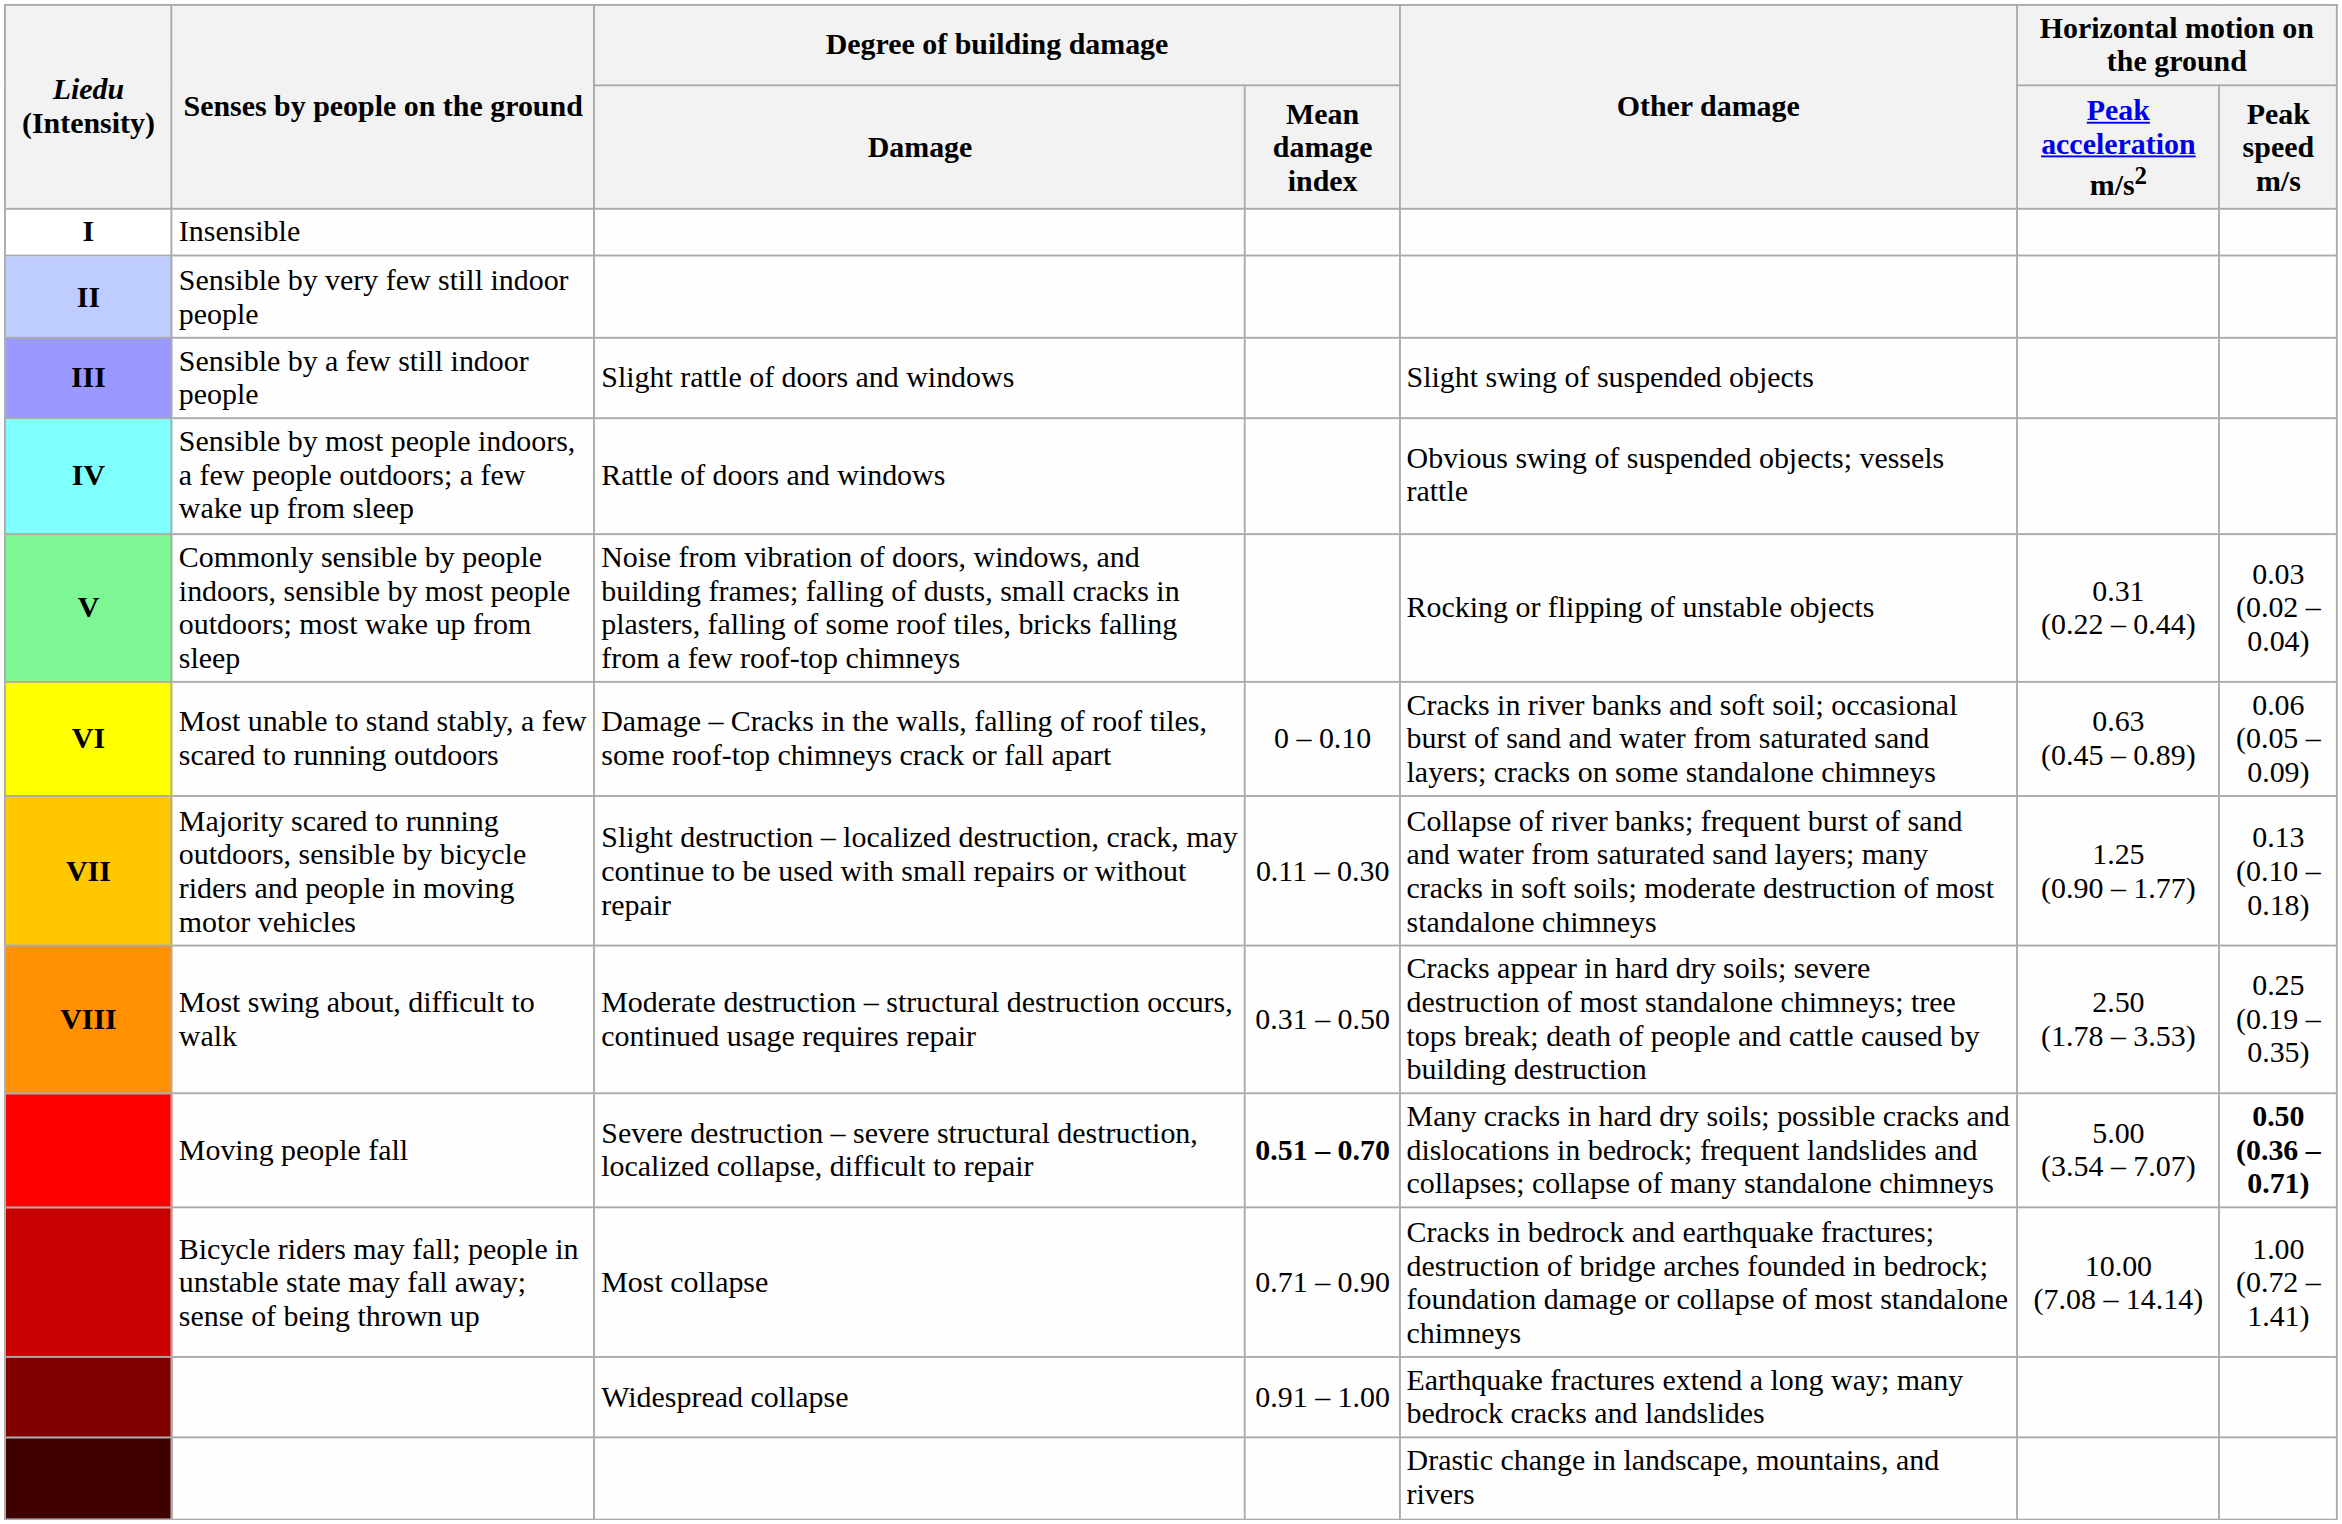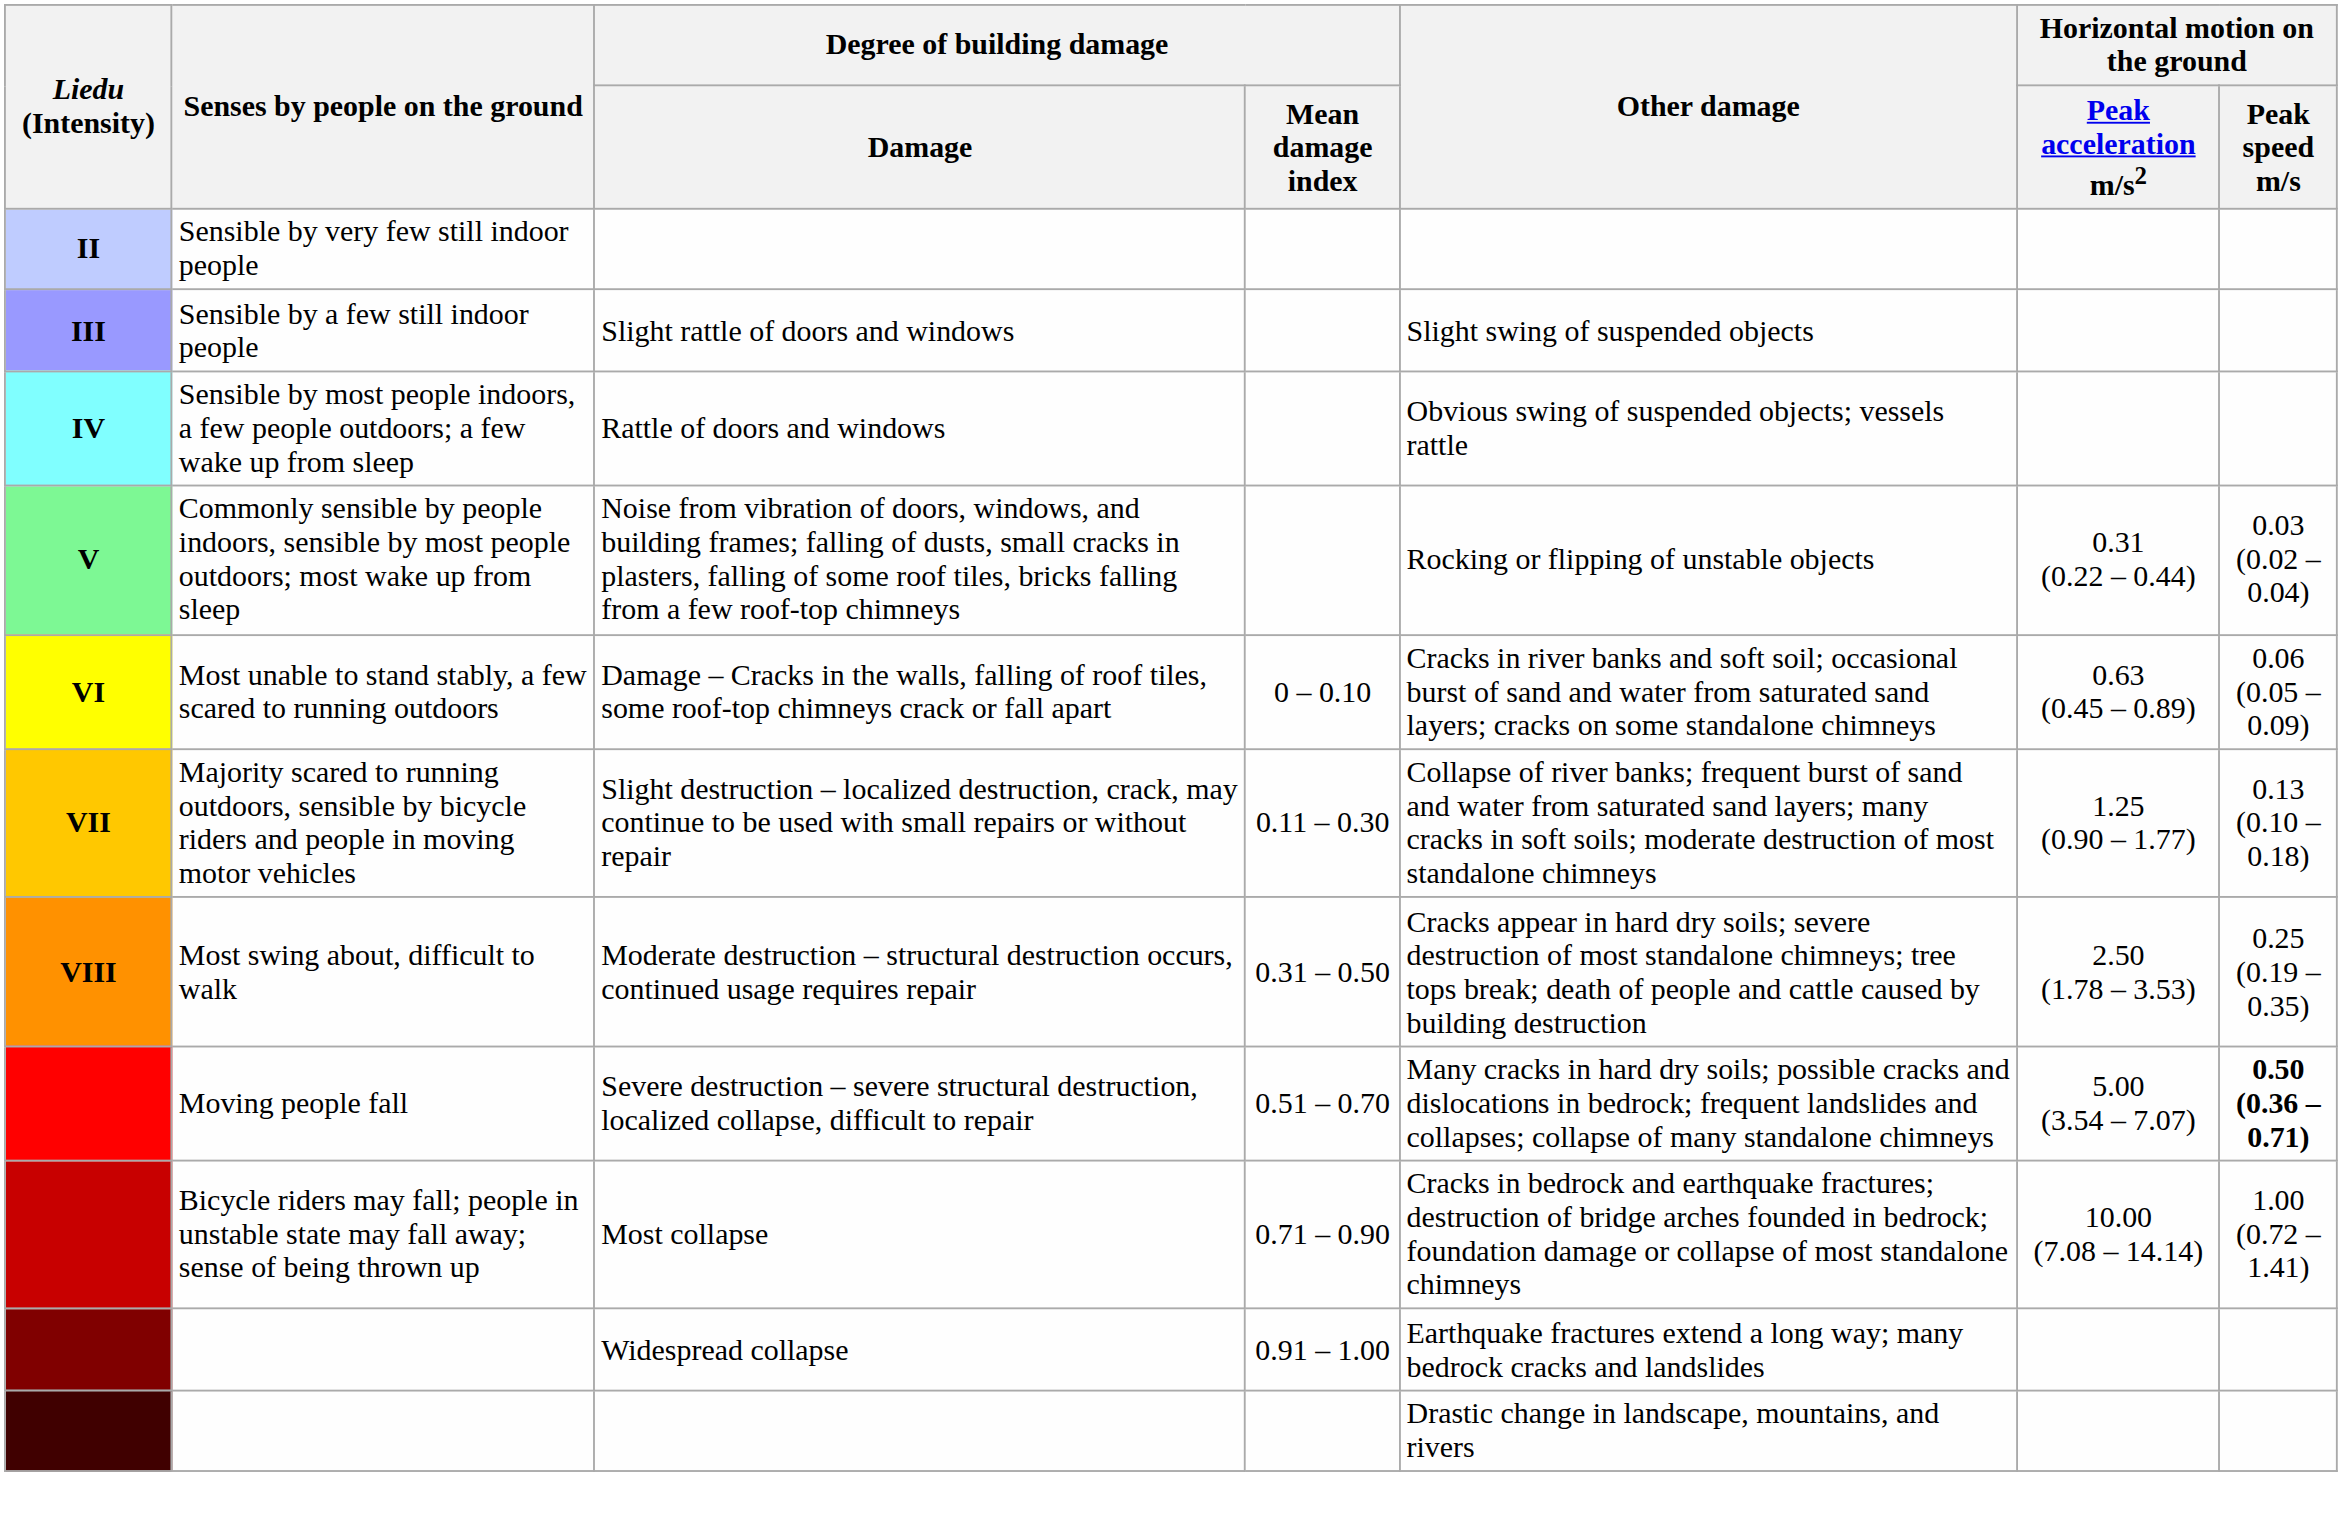- row: (240, 232)
(1323, 1150) bold -> (1323, 1102) normal
